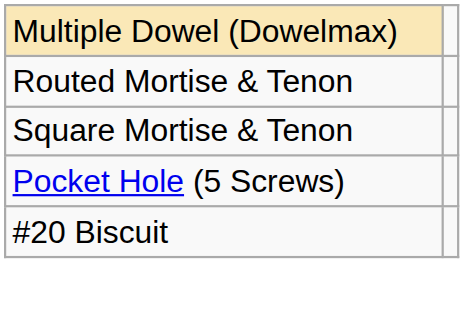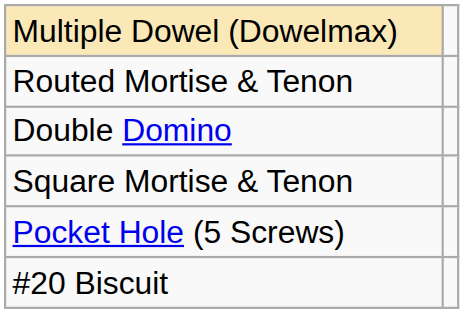+ row: (122, 131)
